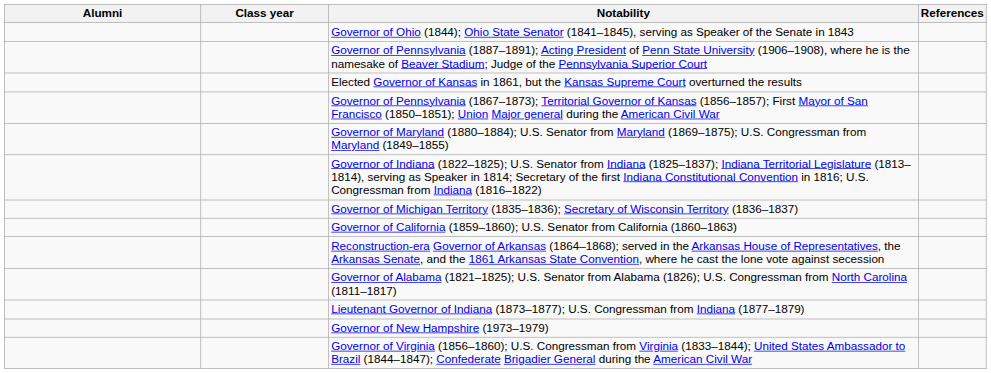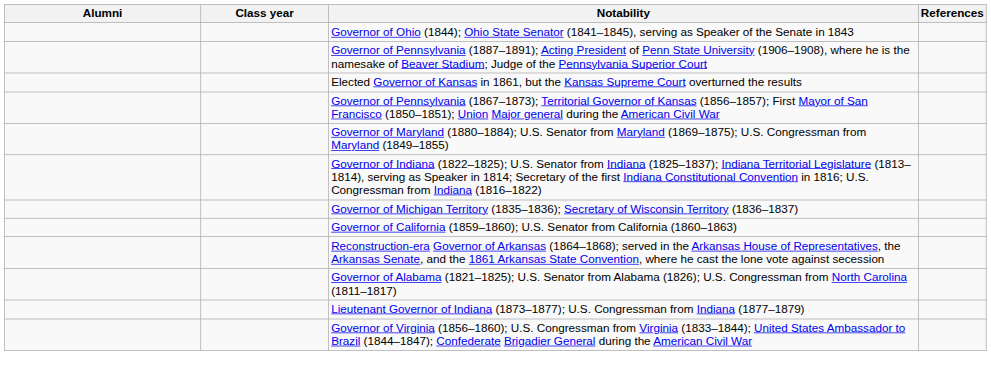- row: (440, 328)
